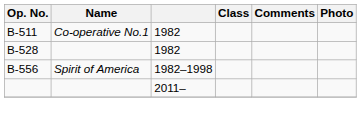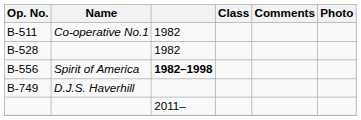(183, 69) normal -> (183, 69) bold
+ row: (23, 87)
